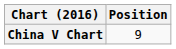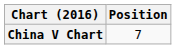(138, 34) 9 -> (138, 34) 7
